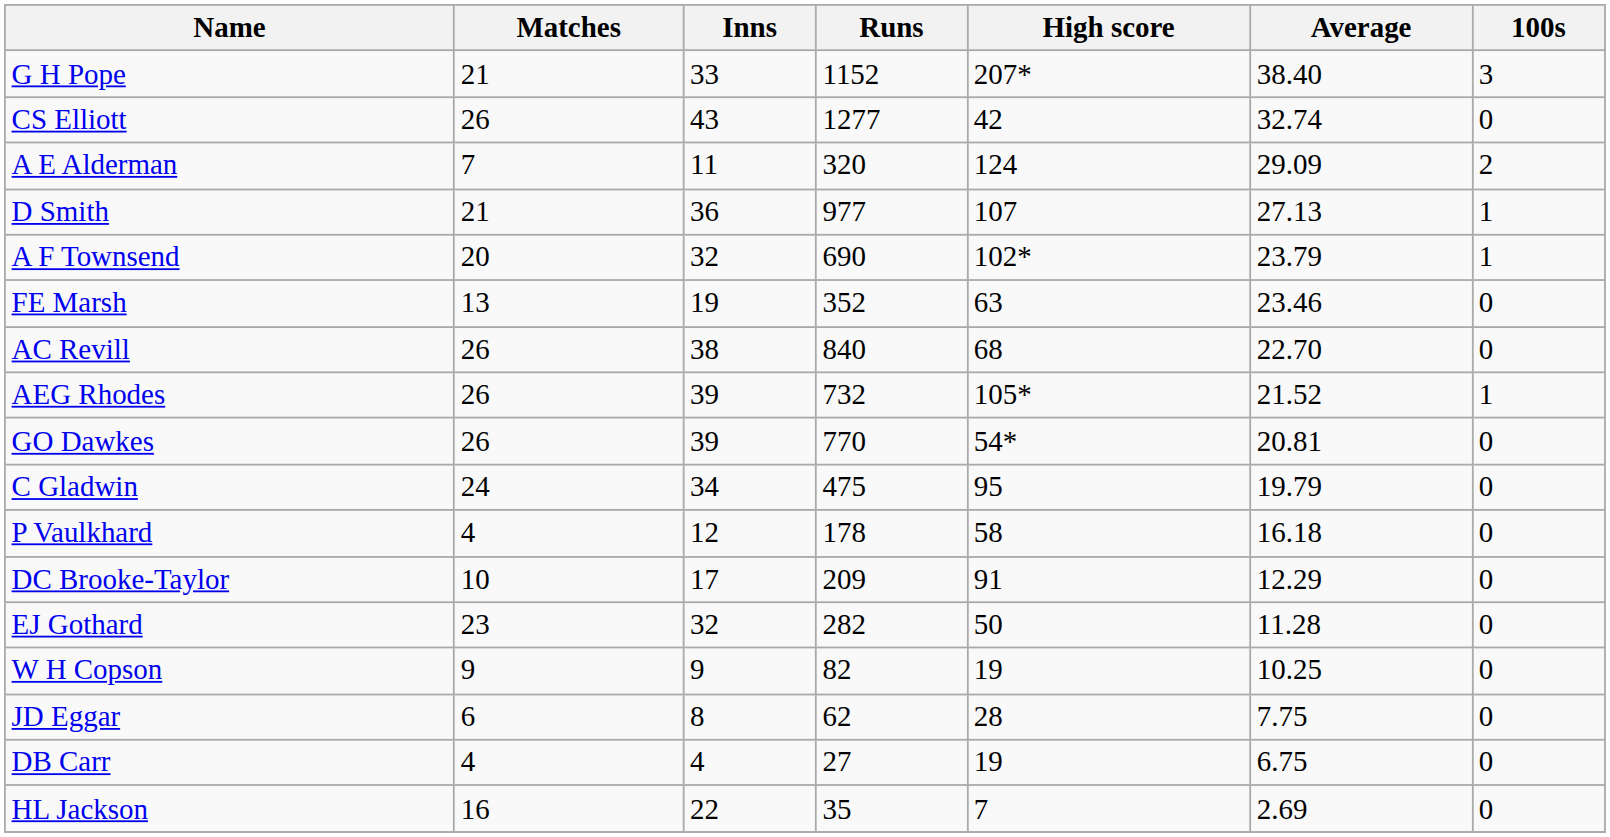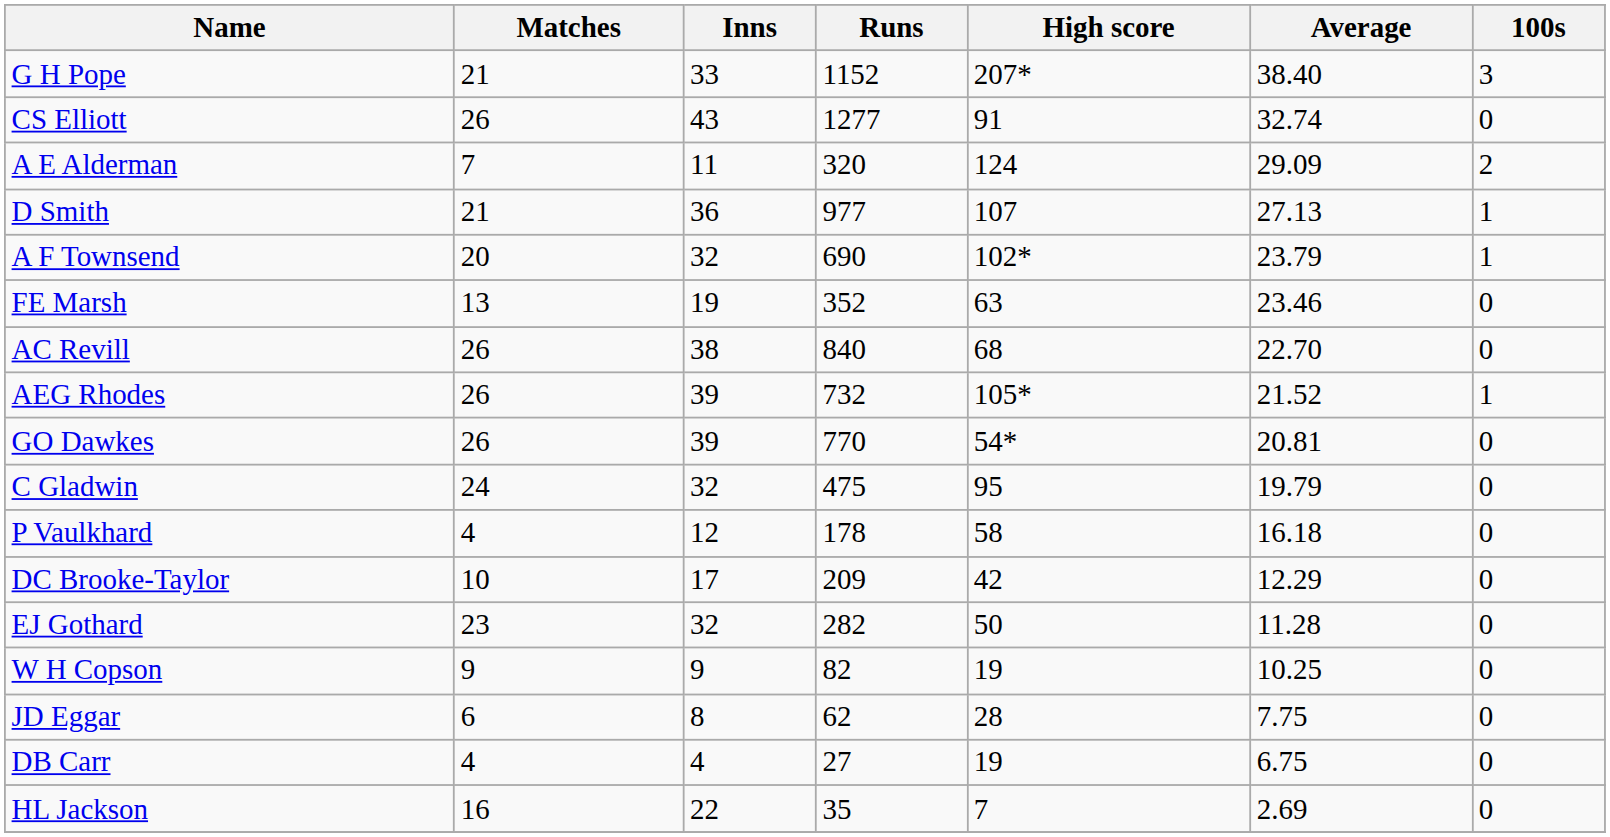(988, 119) 42 -> (988, 119) 91
(704, 486) 34 -> (704, 486) 32
(988, 578) 91 -> (988, 578) 42
